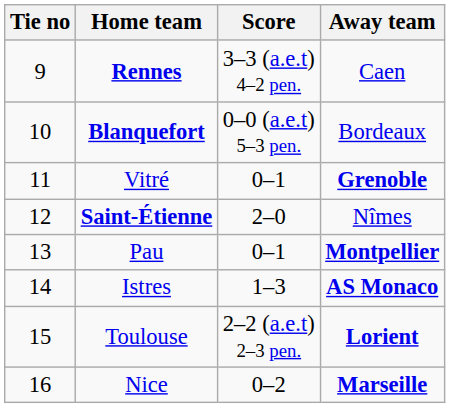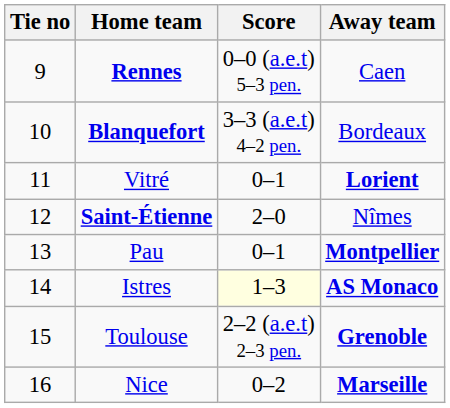(269, 70) 3–3 (a.e.t) 4–2 pen. -> (269, 70) 0–0 (a.e.t) 5–3 pen.
(269, 132) 0–0 (a.e.t) 5–3 pen. -> (269, 132) 3–3 (a.e.t) 4–2 pen.
(382, 180) Grenoble -> (382, 180) Lorient
(269, 287) no background -> (269, 287) lightyellow background
(382, 336) Lorient -> (382, 336) Grenoble
